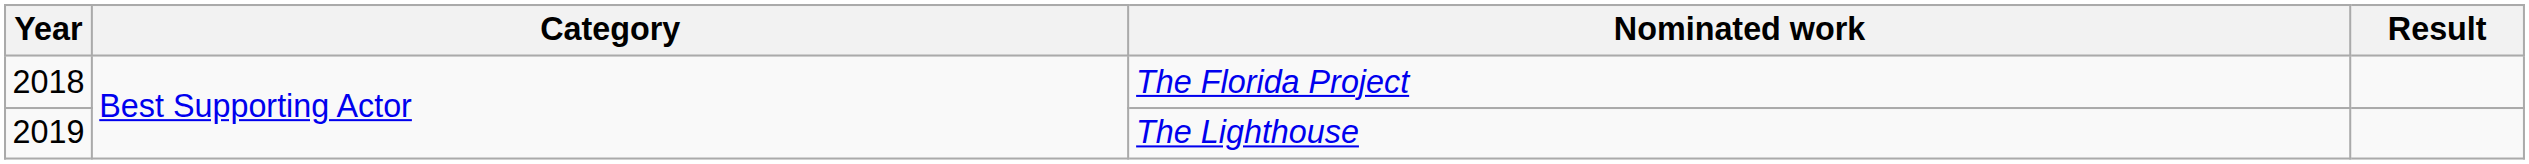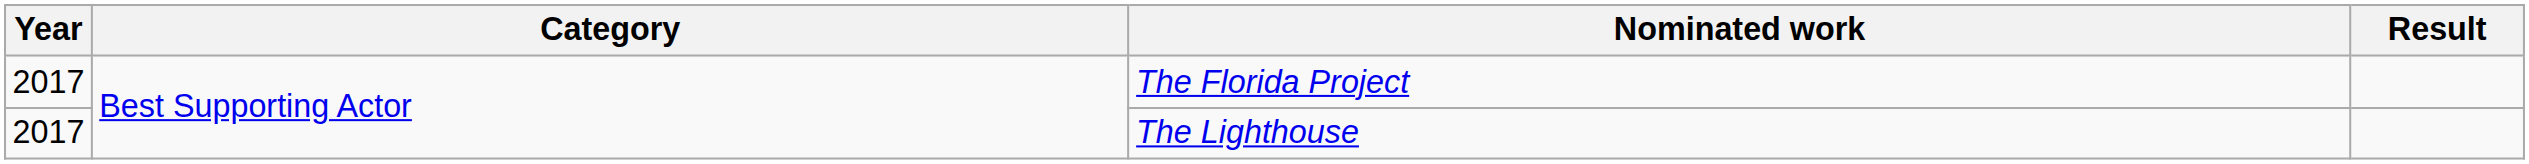(48, 81) 2018 -> (48, 81) 2017
(48, 132) 2019 -> (48, 132) 2017
